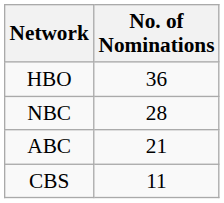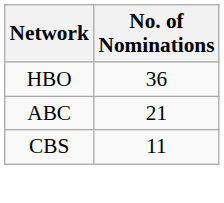- row: (49, 112)
